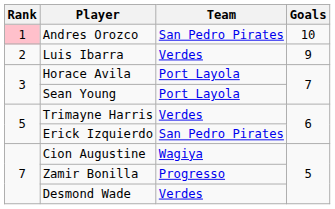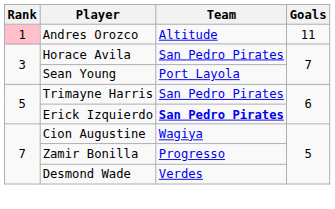(221, 34) San Pedro Pirates -> (188, 34) Altitude
(308, 34) 10 -> (308, 34) 11
- row: (83, 54)
(199, 74) Port Layola -> (221, 54) San Pedro Pirates
(181, 114) Verdes -> (221, 94) San Pedro Pirates
(221, 134) normal -> (221, 114) bold
